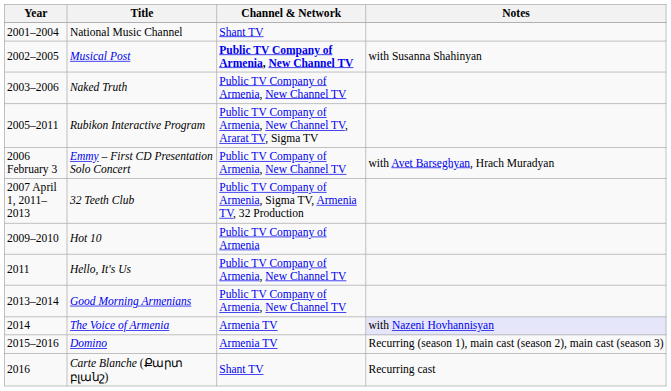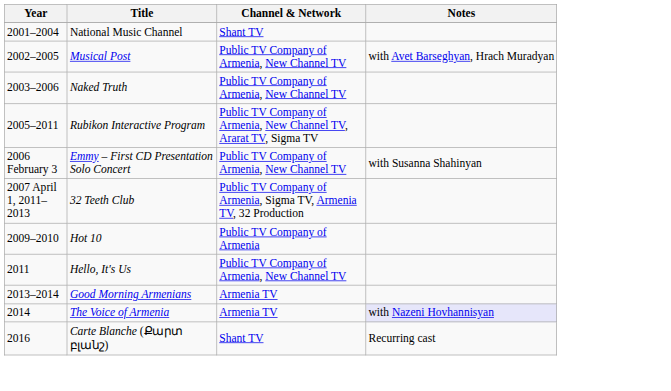(286, 56) bold -> (283, 56) normal
(425, 56) with Susanna Shahinyan -> (461, 56) with Avet Barseghyan, Hrach Muradyan
(461, 163) with Avet Barseghyan, Hrach Muradyan -> (425, 163) with Susanna Shahinyan
(283, 301) Public TV Company of Armenia, New Channel TV -> (248, 294) Armenia TV
- row: (88, 344)
